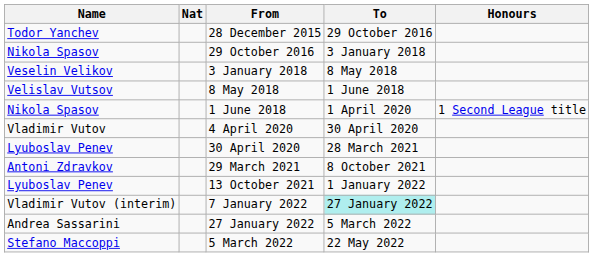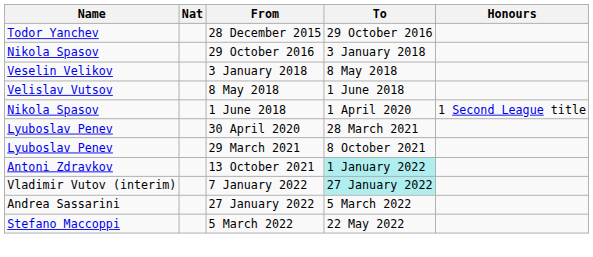- row: (251, 128)
(60, 167) Antoni Zdravkov -> (60, 147) Lyuboslav Penev
(60, 186) Lyuboslav Penev -> (60, 167) Antoni Zdravkov
(376, 186) no background -> (376, 167) paleturquoise background
